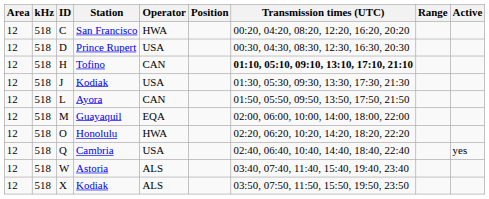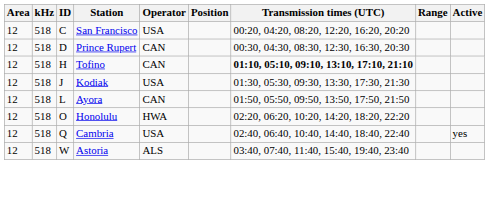(155, 30) HWA -> (153, 30) USA
(153, 47) USA -> (154, 47) CAN
- row: (64, 116)
- row: (63, 185)
